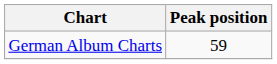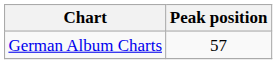(219, 44) 59 -> (219, 44) 57
